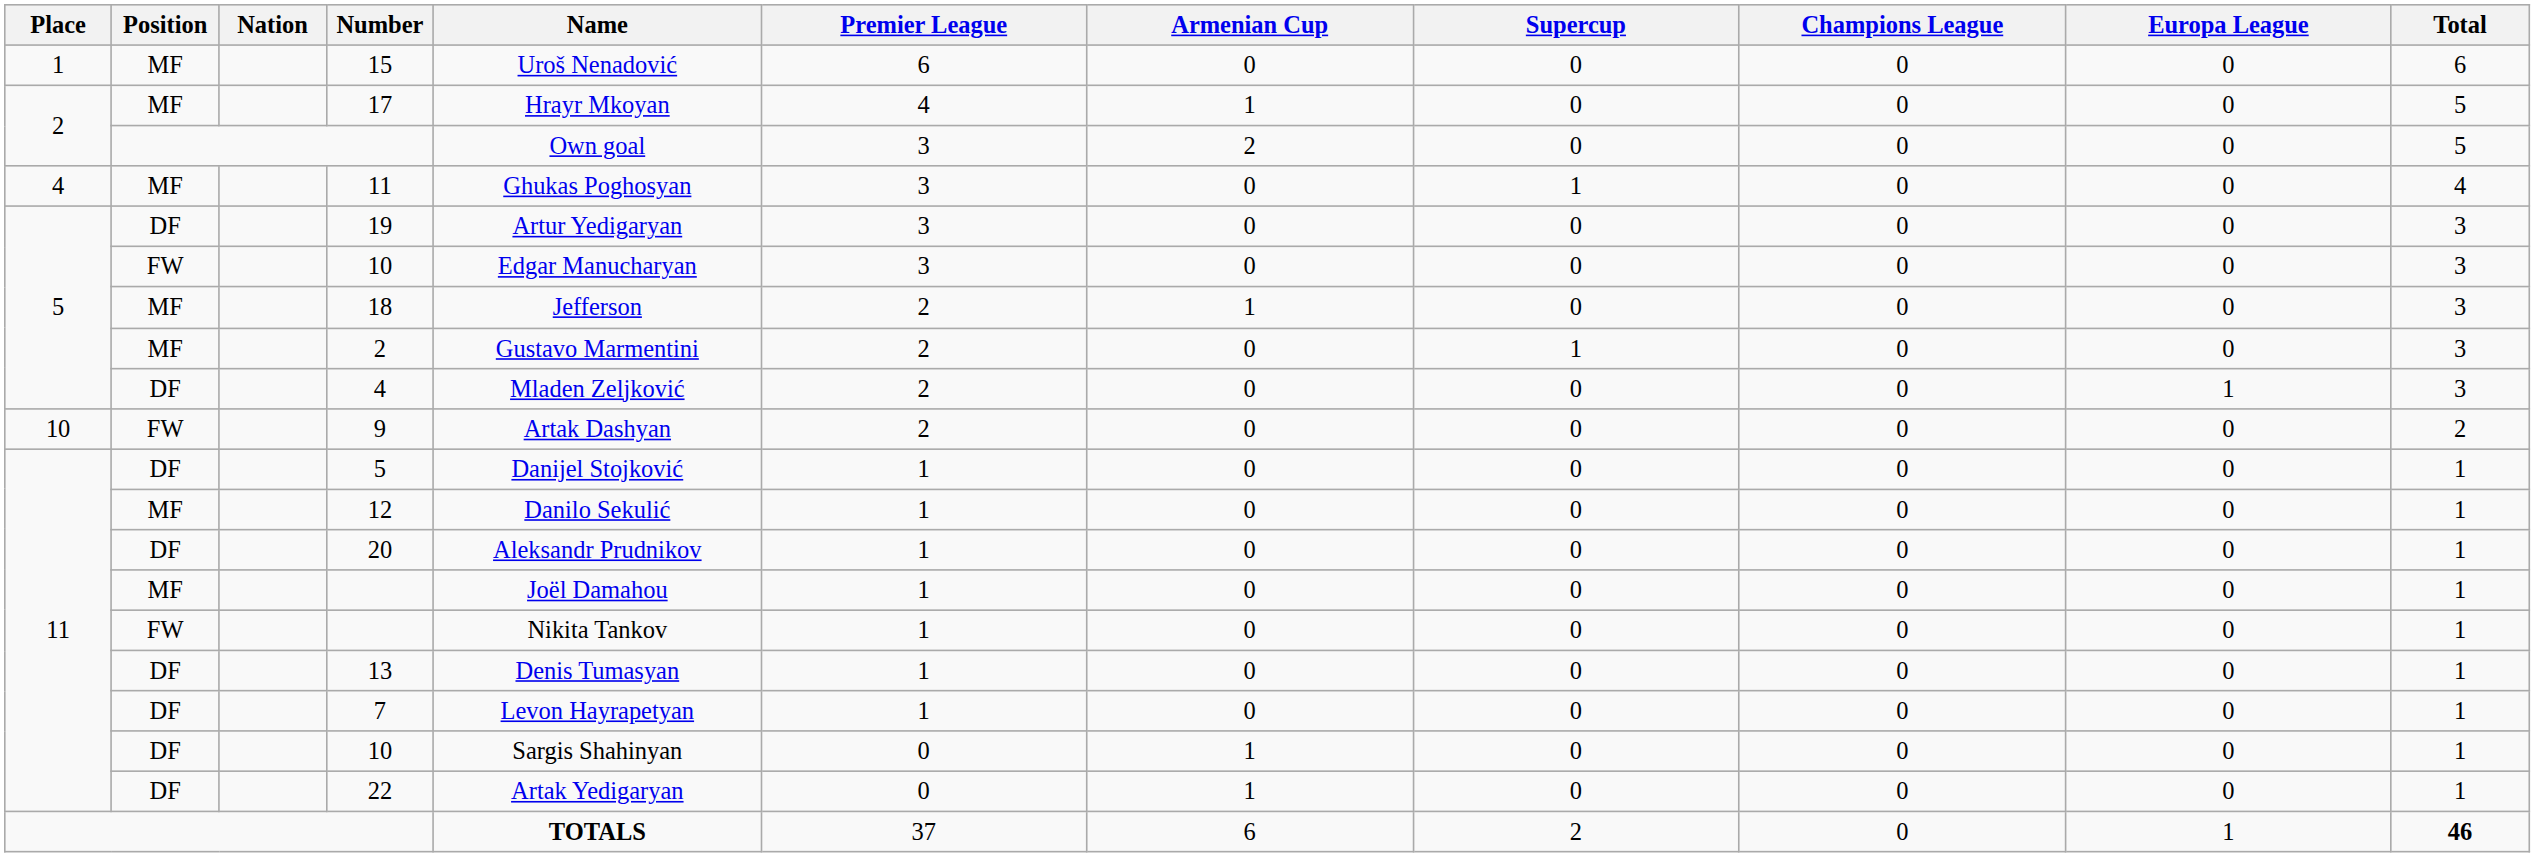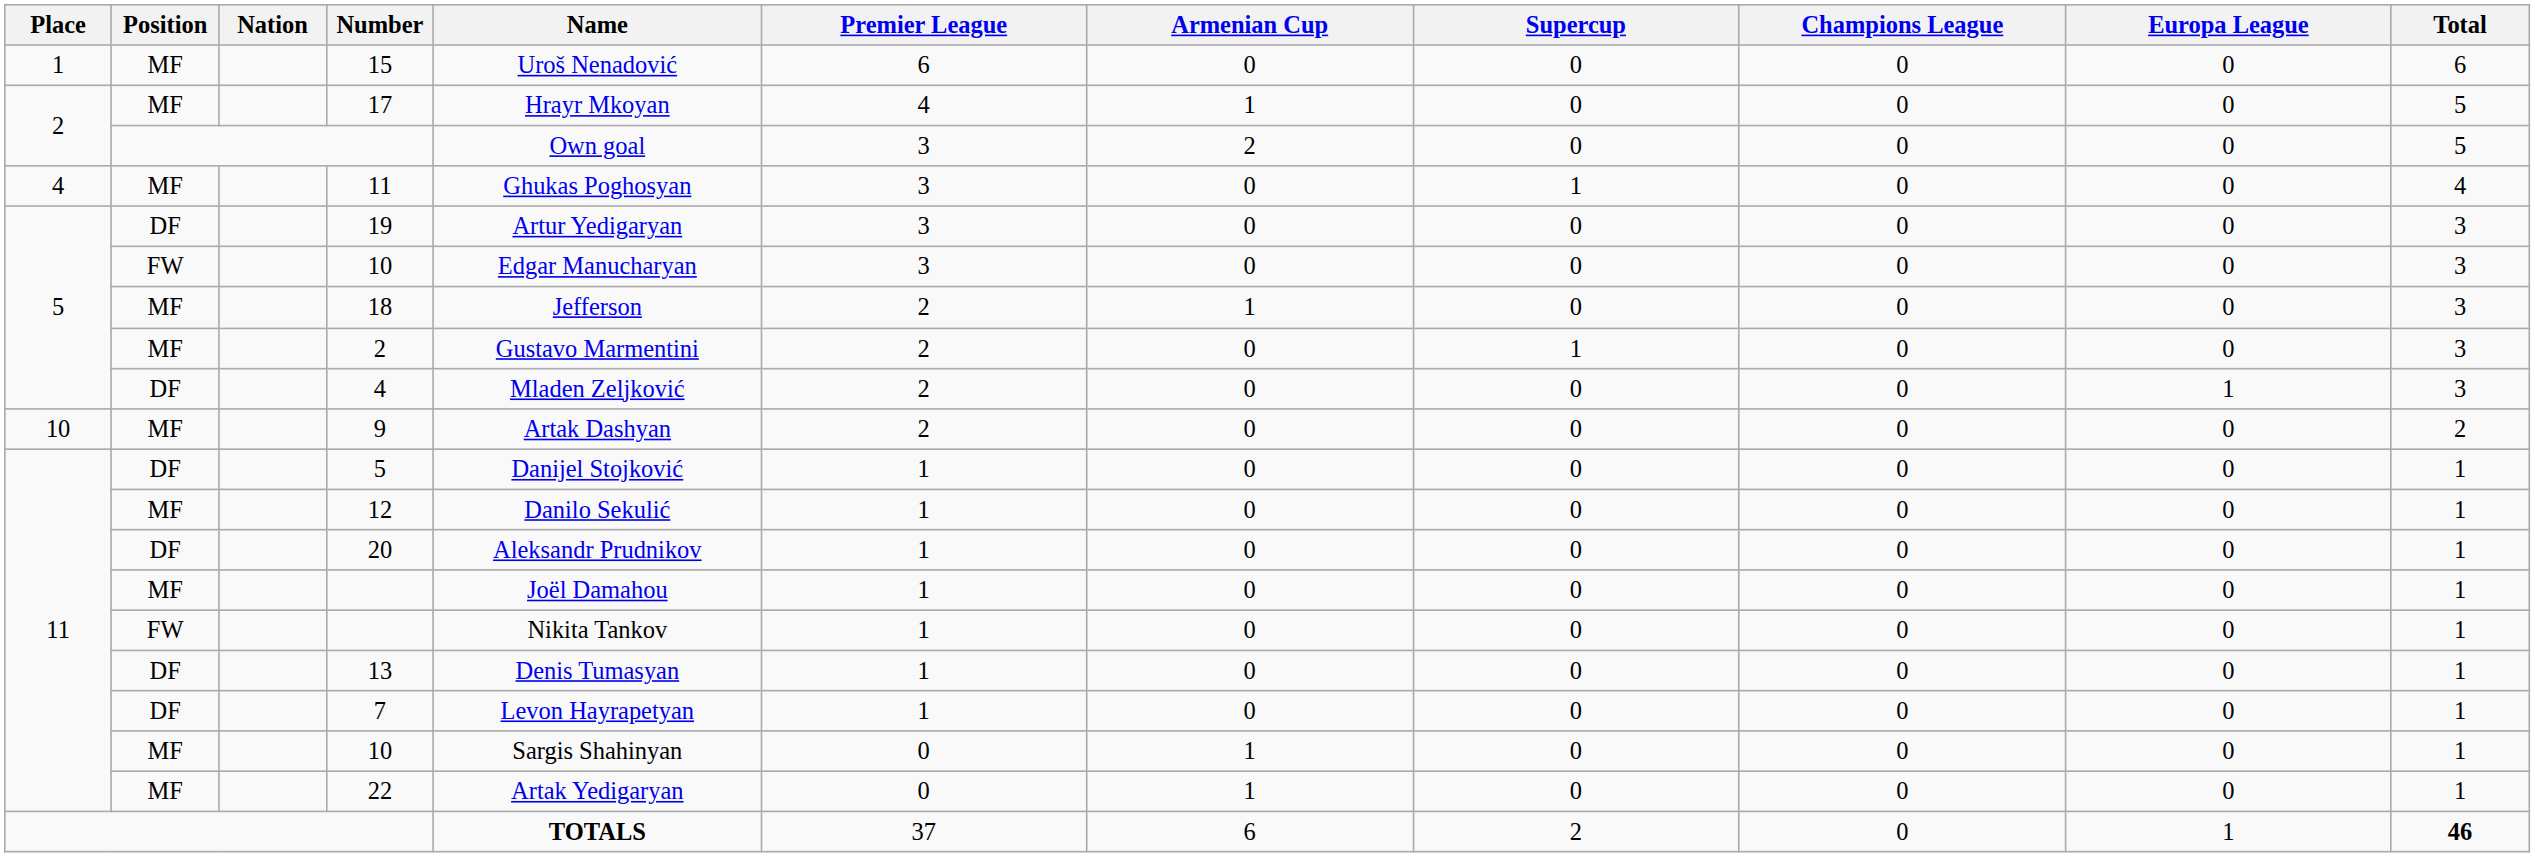(165, 428) FW -> (165, 428) MF
(165, 751) DF -> (165, 751) MF
(165, 791) DF -> (165, 791) MF
